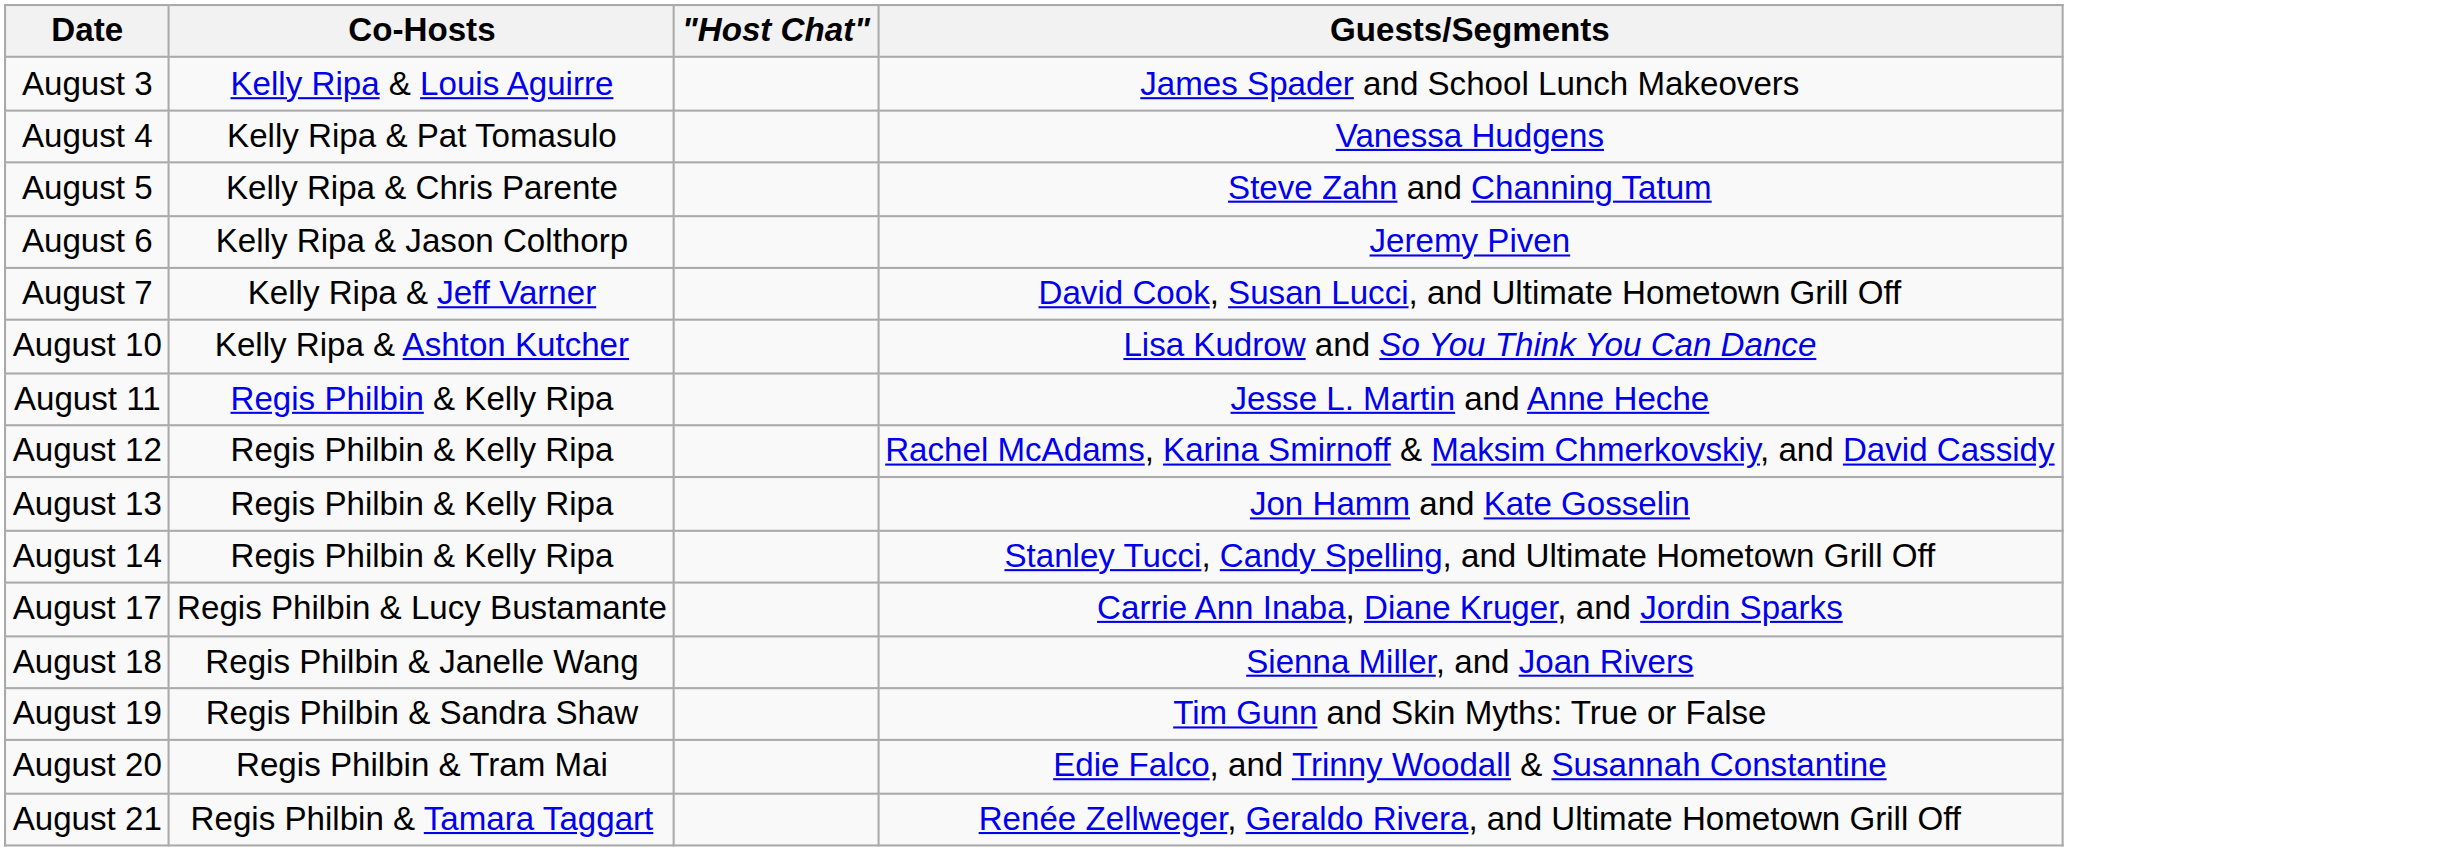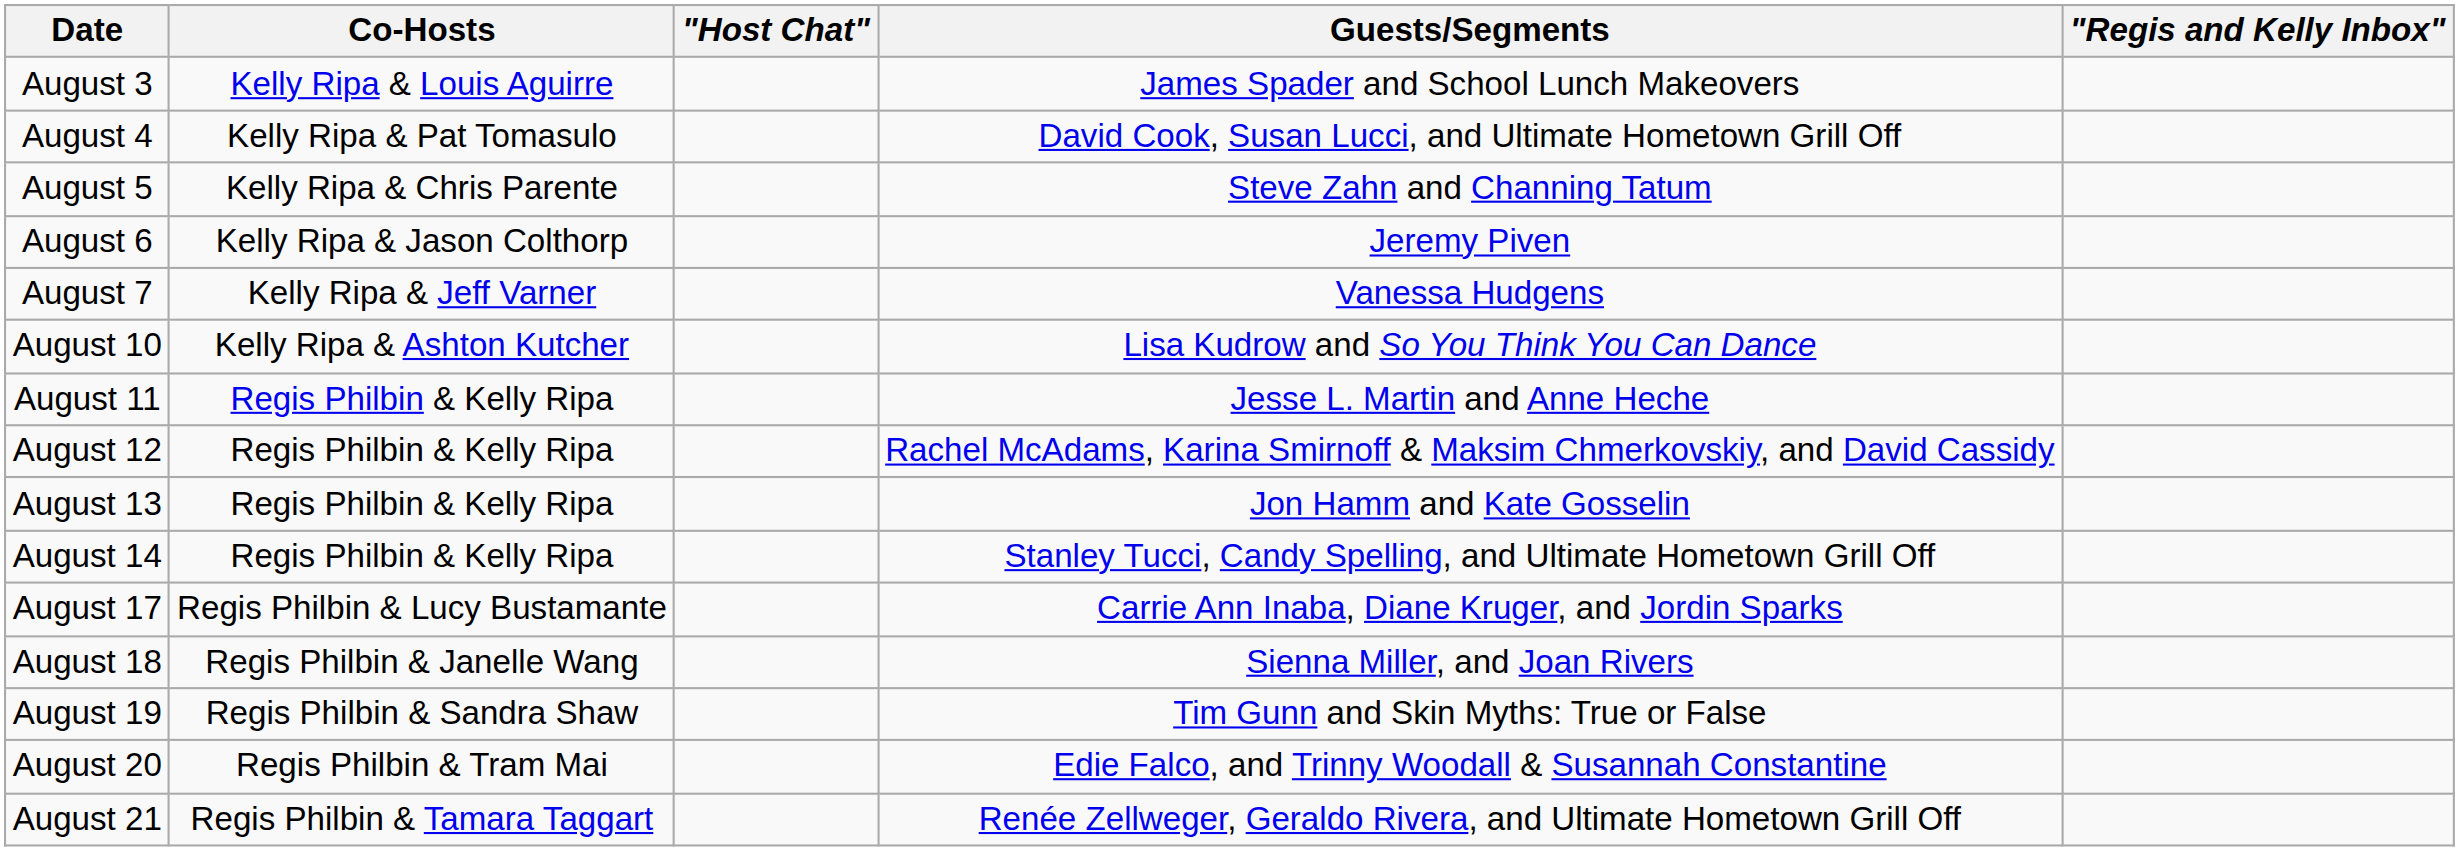+ column: (2258, 30)
(1470, 135) Vanessa Hudgens -> (1470, 135) David Cook, Susan Lucci, and Ultimate Hometown Grill Off
(1470, 293) David Cook, Susan Lucci, and Ultimate Hometown Grill Off -> (1470, 293) Vanessa Hudgens
